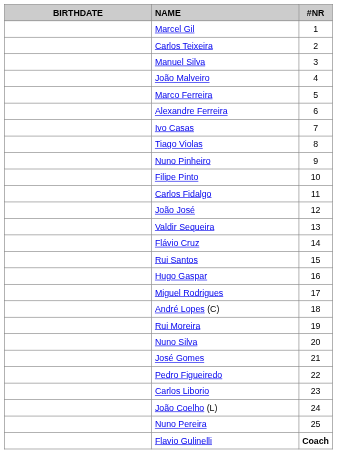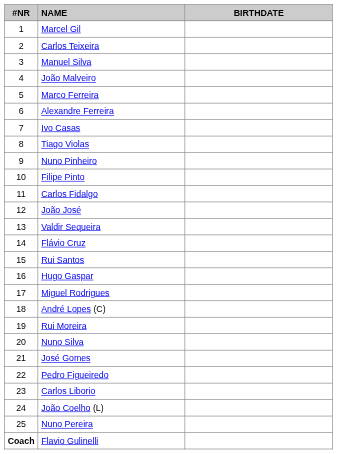columns swapped: (316, 13) <-> (78, 13)
